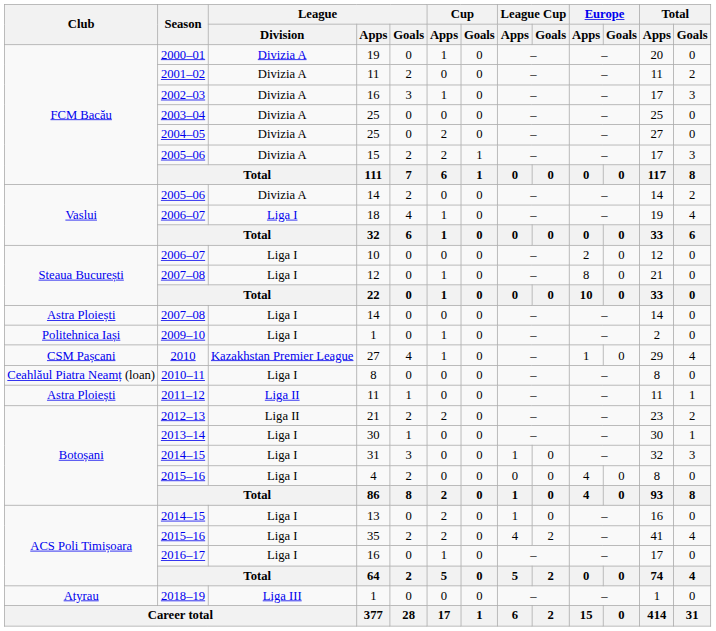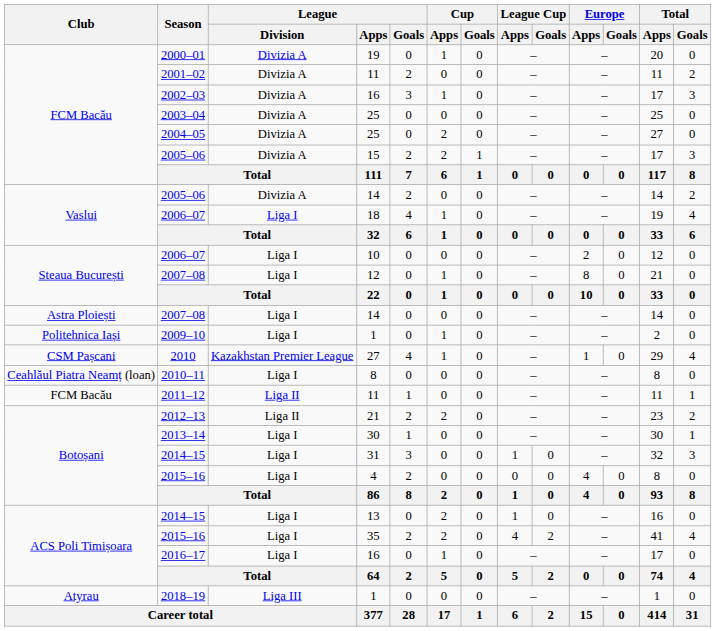(81, 395) Astra Ploiești -> (81, 395) FCM Bacău
